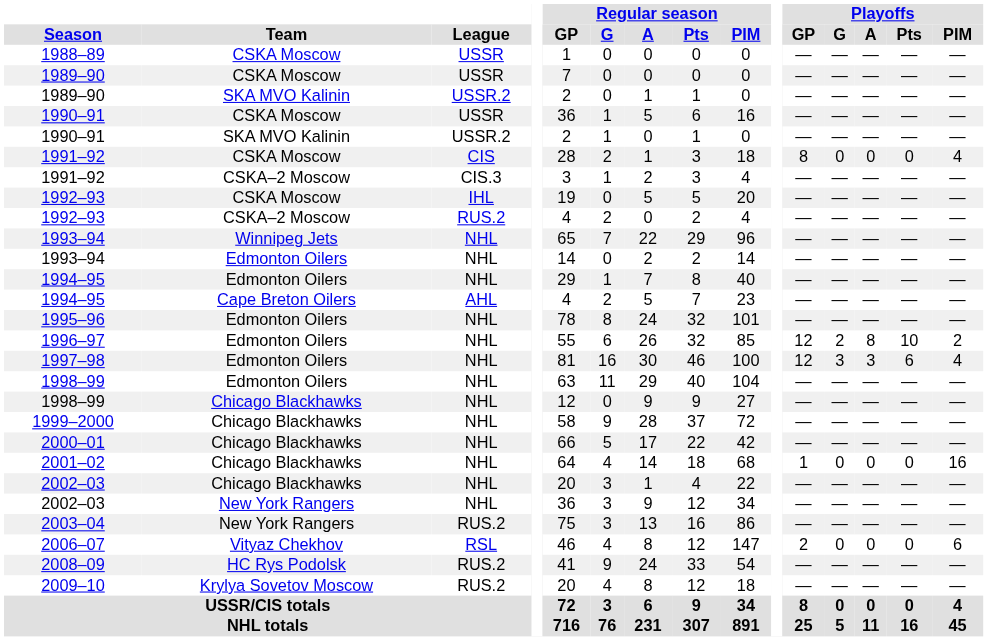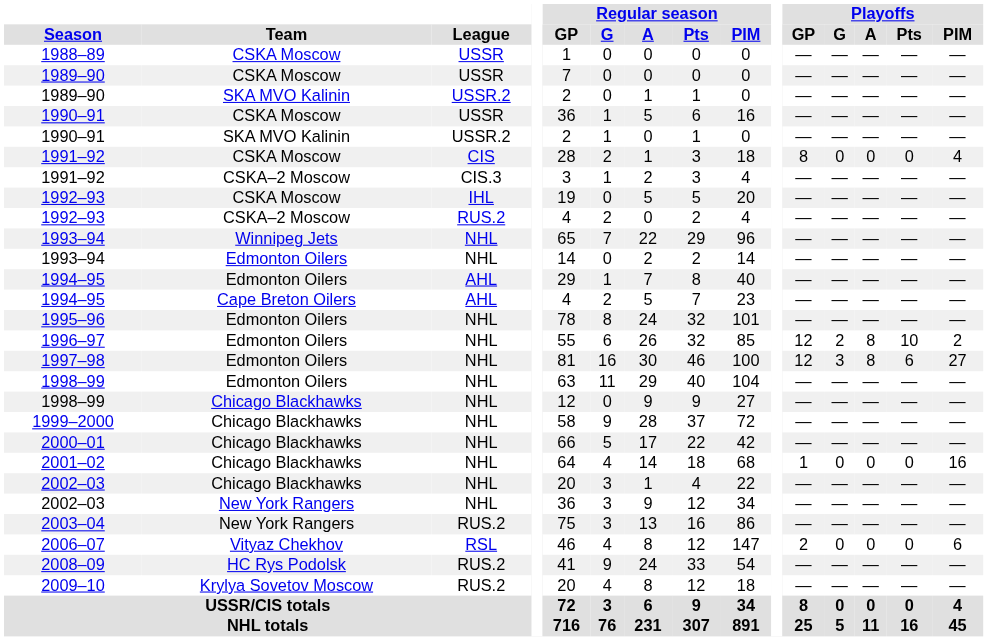(481, 279) NHL -> (481, 279) AHL
(871, 360) 3 -> (871, 360) 8
(958, 360) 4 -> (958, 360) 27
